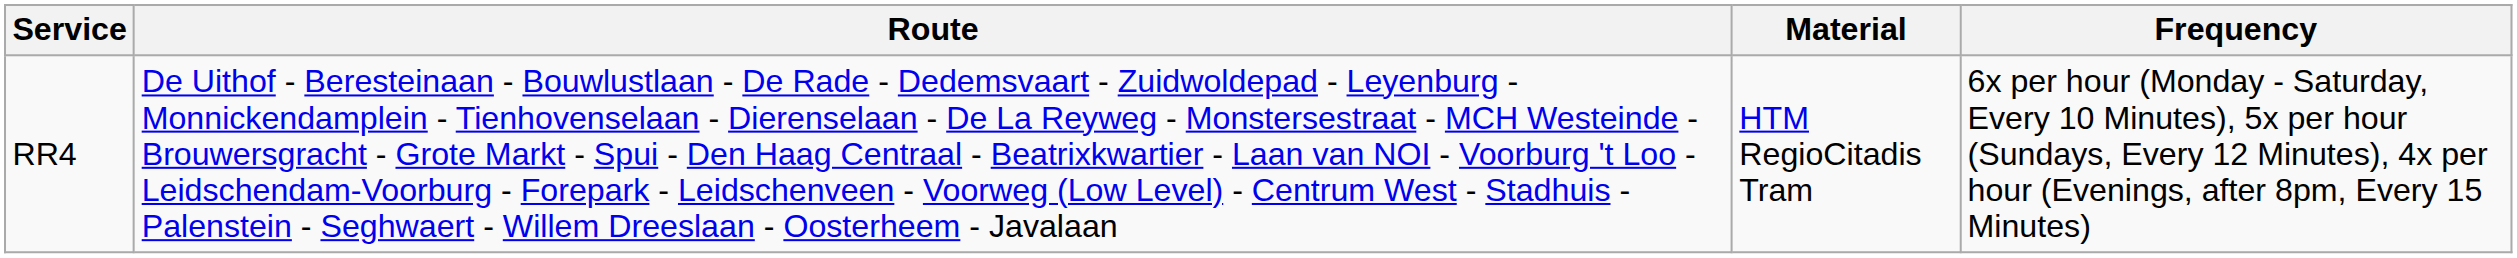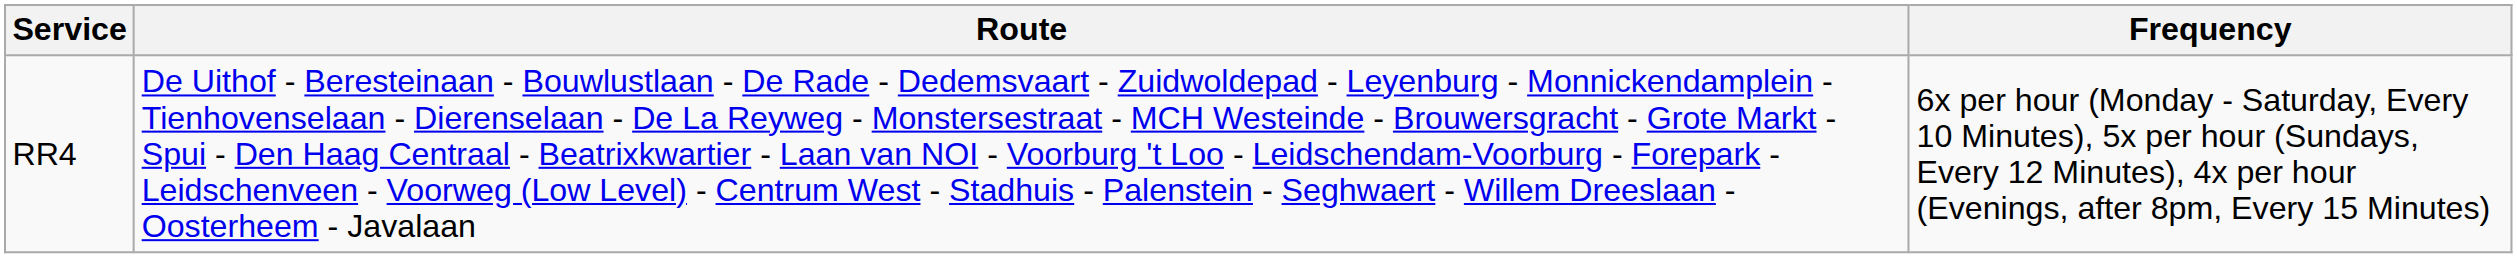- column: (1846, 30)
